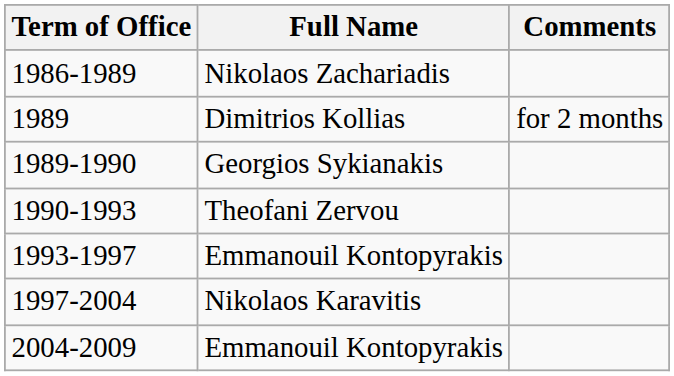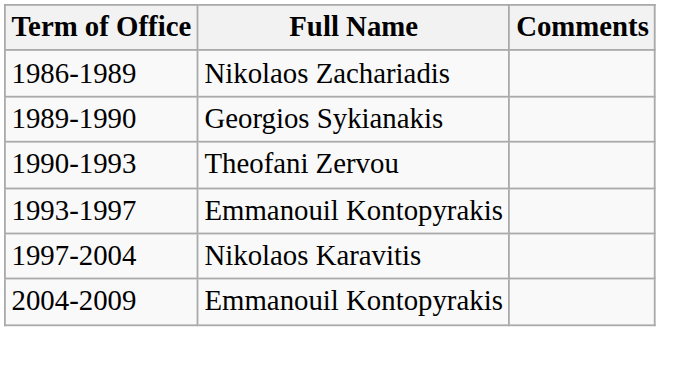- row: (40, 118)
